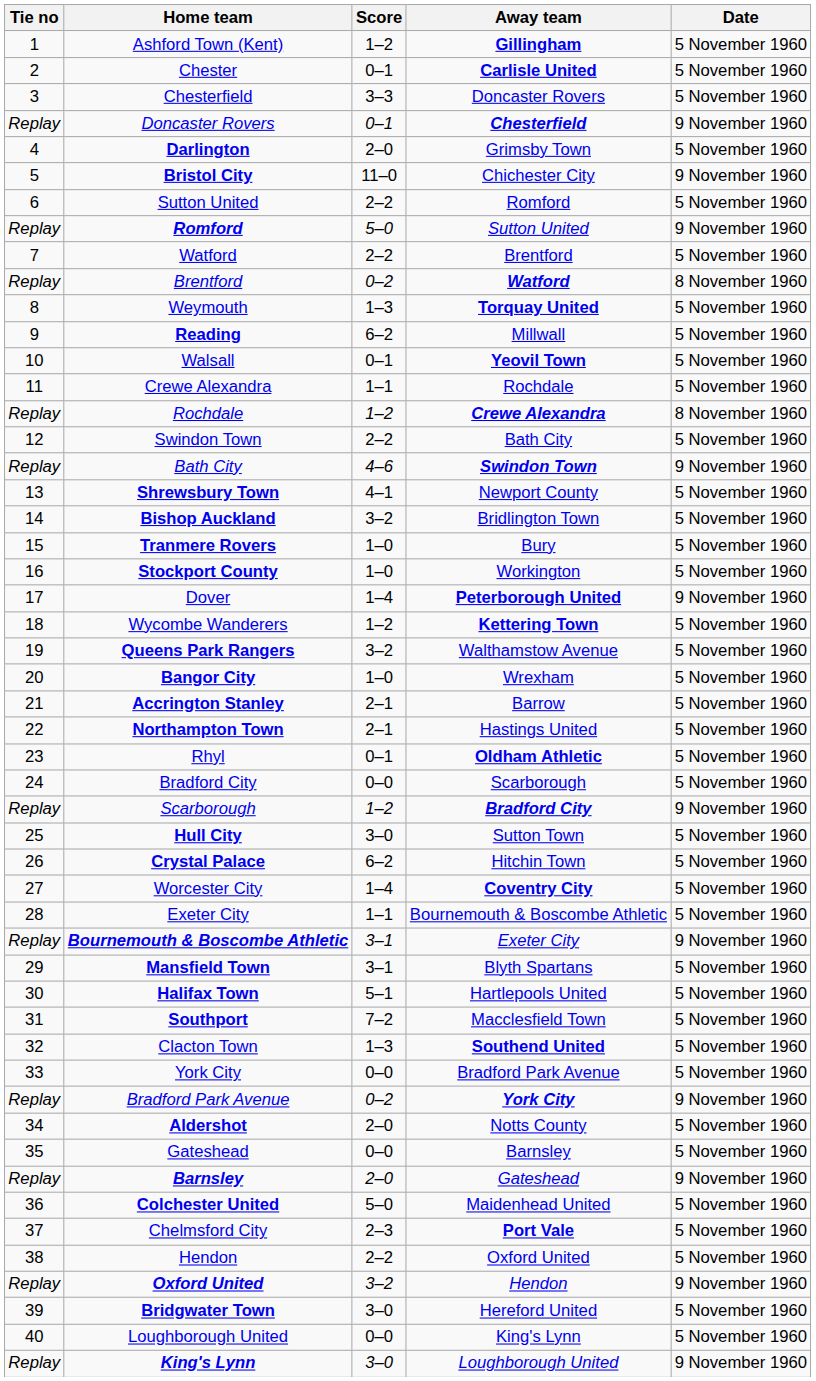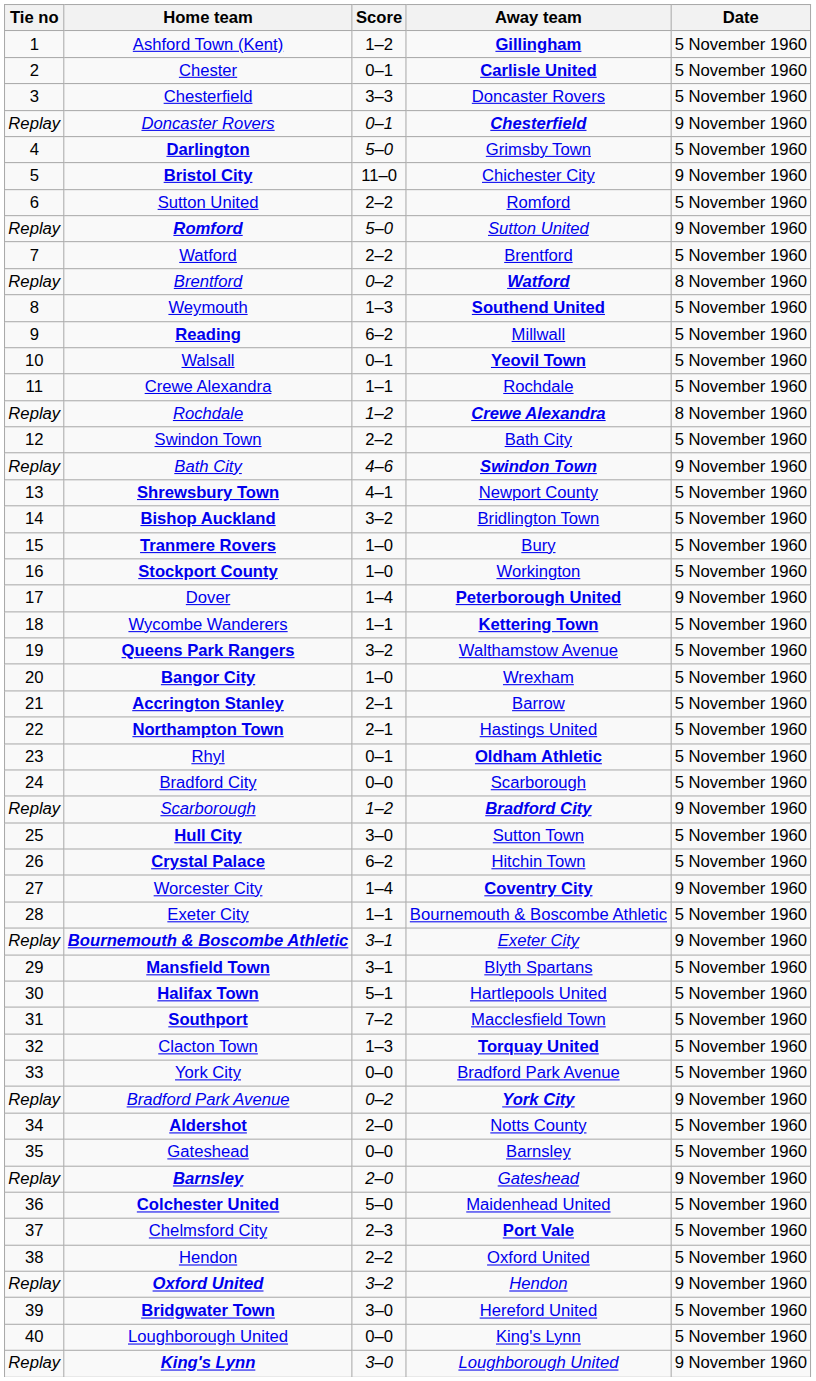(379, 149) 2–0 -> (379, 149) 5–0
(538, 307) Torquay United -> (538, 307) Southend United
(379, 624) 1–2 -> (379, 624) 1–1
(741, 888) 5 November 1960 -> (741, 888) 9 November 1960
(538, 1046) Southend United -> (538, 1046) Torquay United
